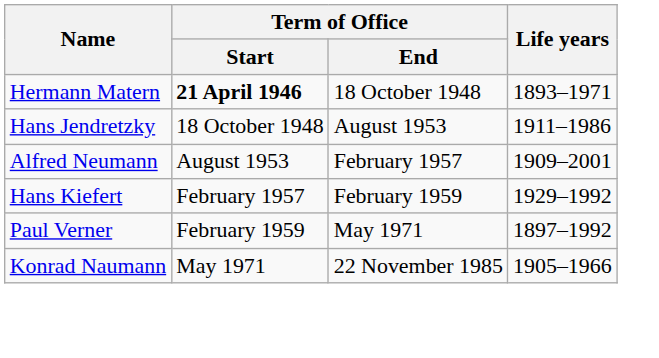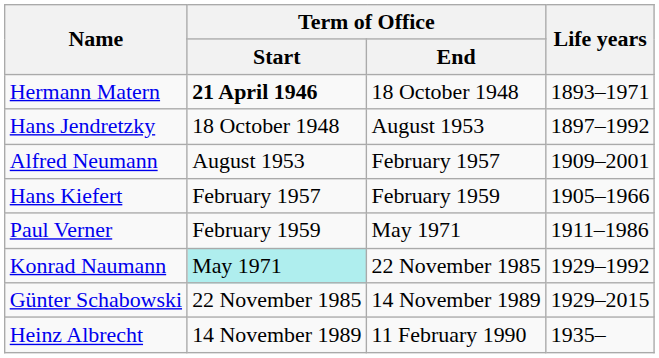(562, 126) 1911–1986 -> (600, 126) 1897–1992
(562, 195) 1929–1992 -> (600, 195) 1905–1966
(562, 230) 1897–1992 -> (600, 230) 1911–1986
(221, 265) no background -> (237, 265) paleturquoise background
(562, 265) 1905–1966 -> (600, 265) 1929–1992
+ row: (96, 299)
+ row: (76, 334)
